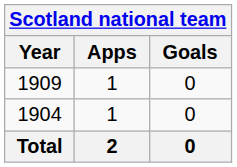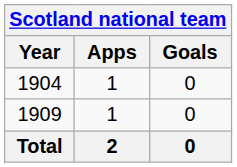rows swapped: (40, 114) <-> (40, 83)
